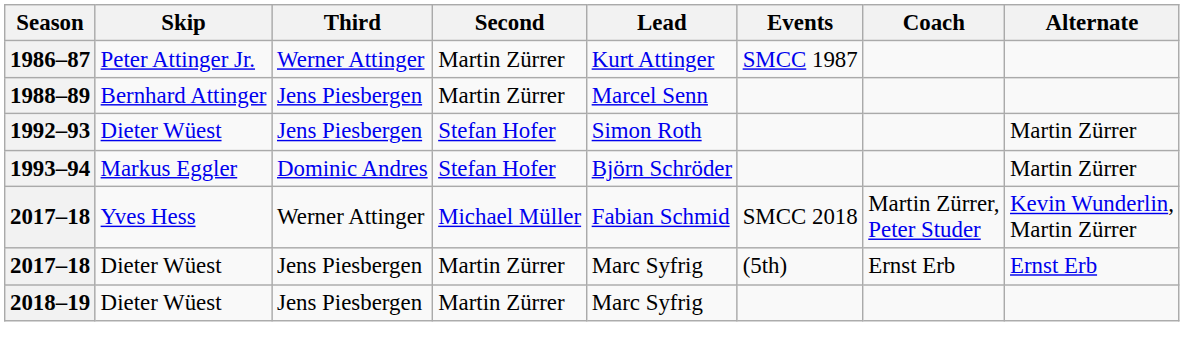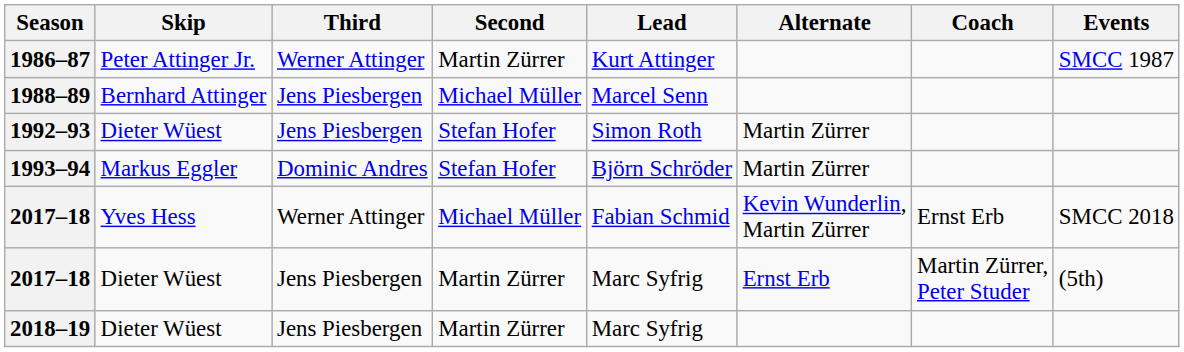columns swapped: (1092, 22) <-> (800, 22)
(501, 95) Martin Zürrer -> (510, 95) Michael Müller
(934, 216) Martin Zürrer, Peter Studer -> (961, 216) Ernst Erb
(912, 266) Ernst Erb -> (983, 278) Martin Zürrer, Peter Studer
